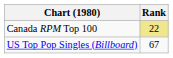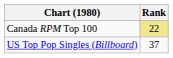(154, 45) 67 -> (154, 45) 37
